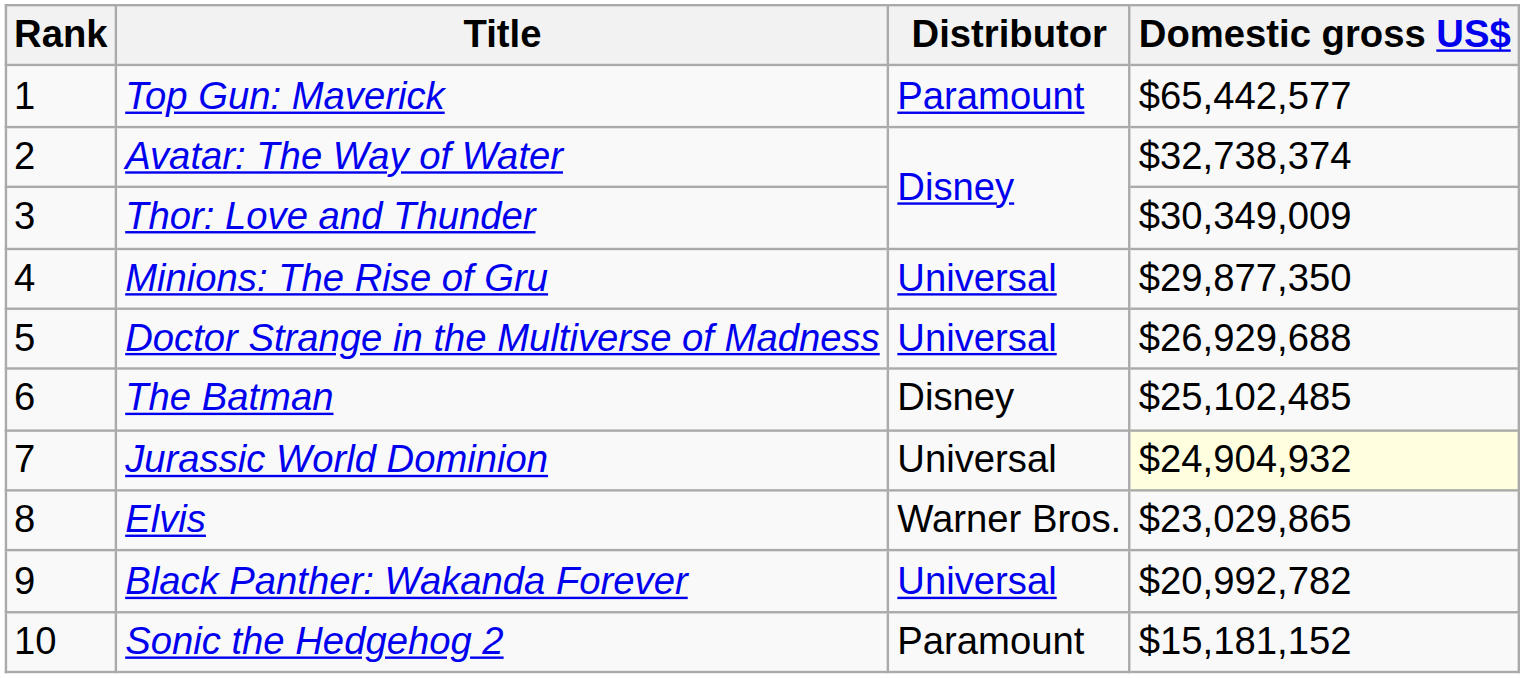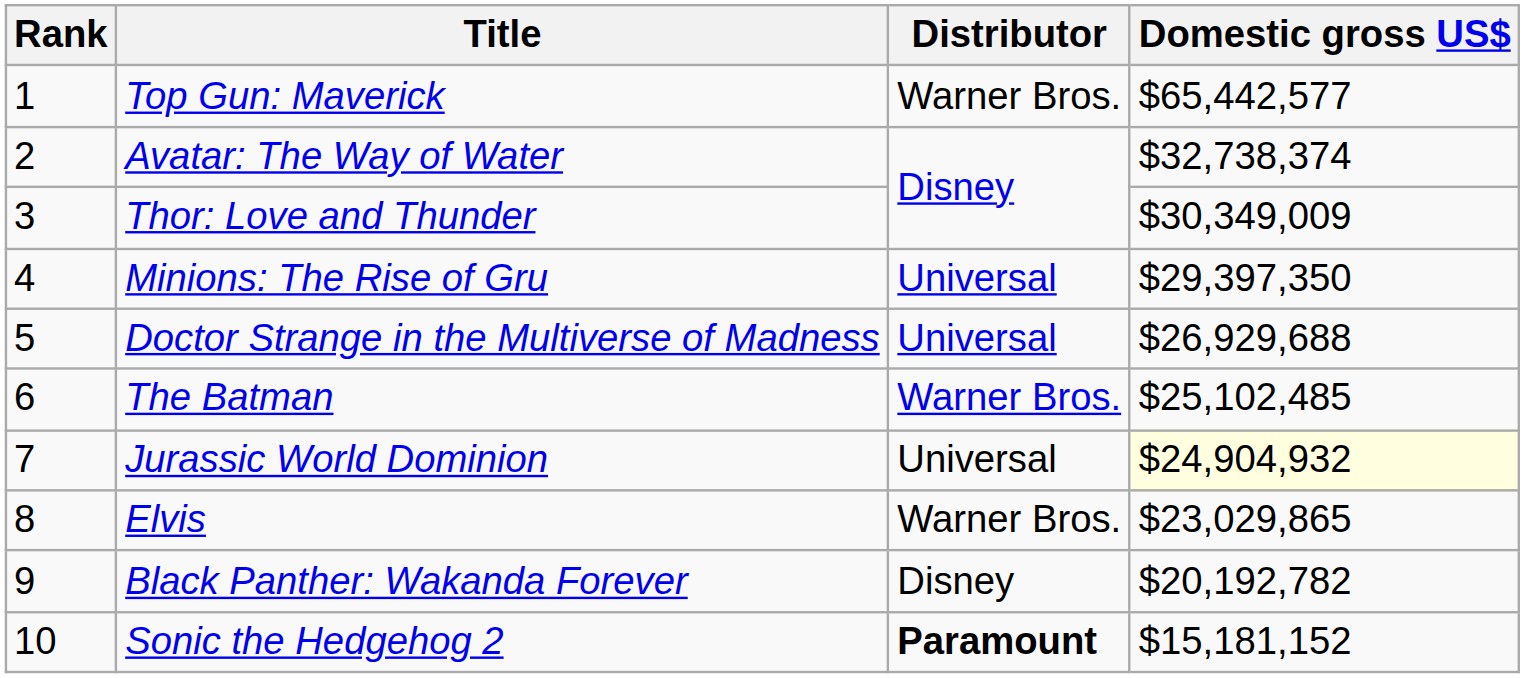(991, 95) Paramount -> (1009, 95) Warner Bros.
(1245, 277) $29,877,350 -> (1245, 277) $29,397,350
(956, 398) Disney -> (1009, 398) Warner Bros.
(977, 580) Universal -> (956, 580) Disney
(1245, 580) $20,992,782 -> (1245, 580) $20,192,782
(991, 641) normal -> (997, 641) bold
